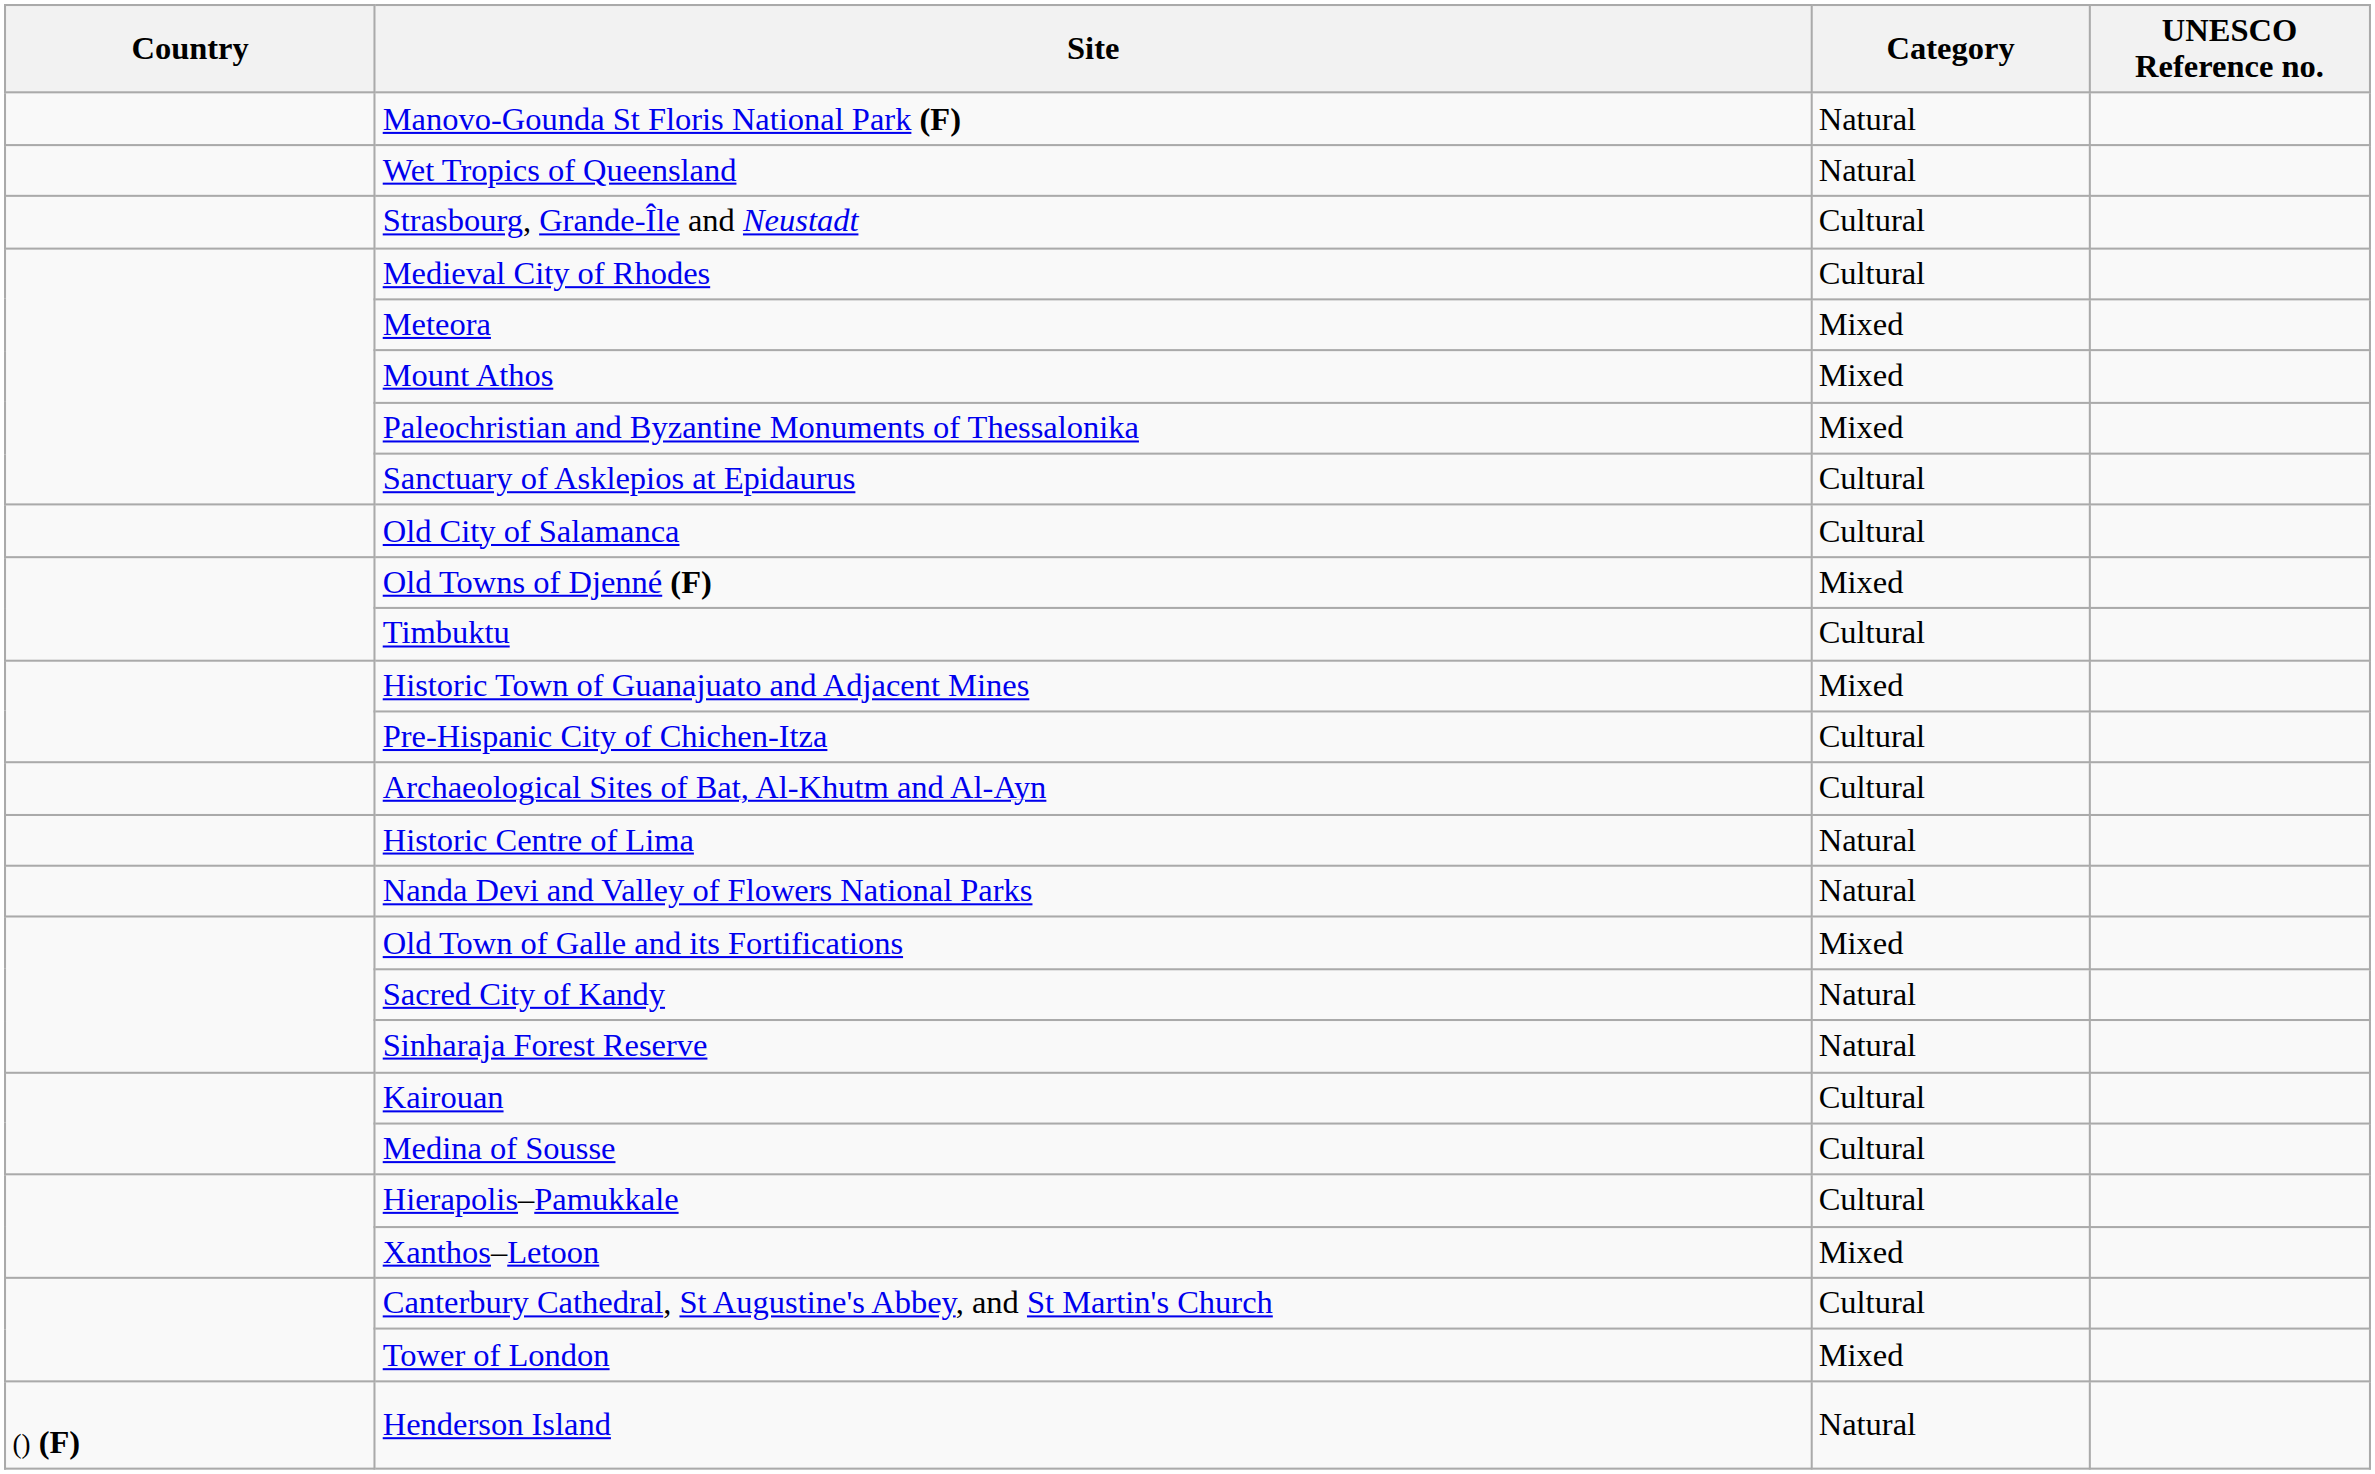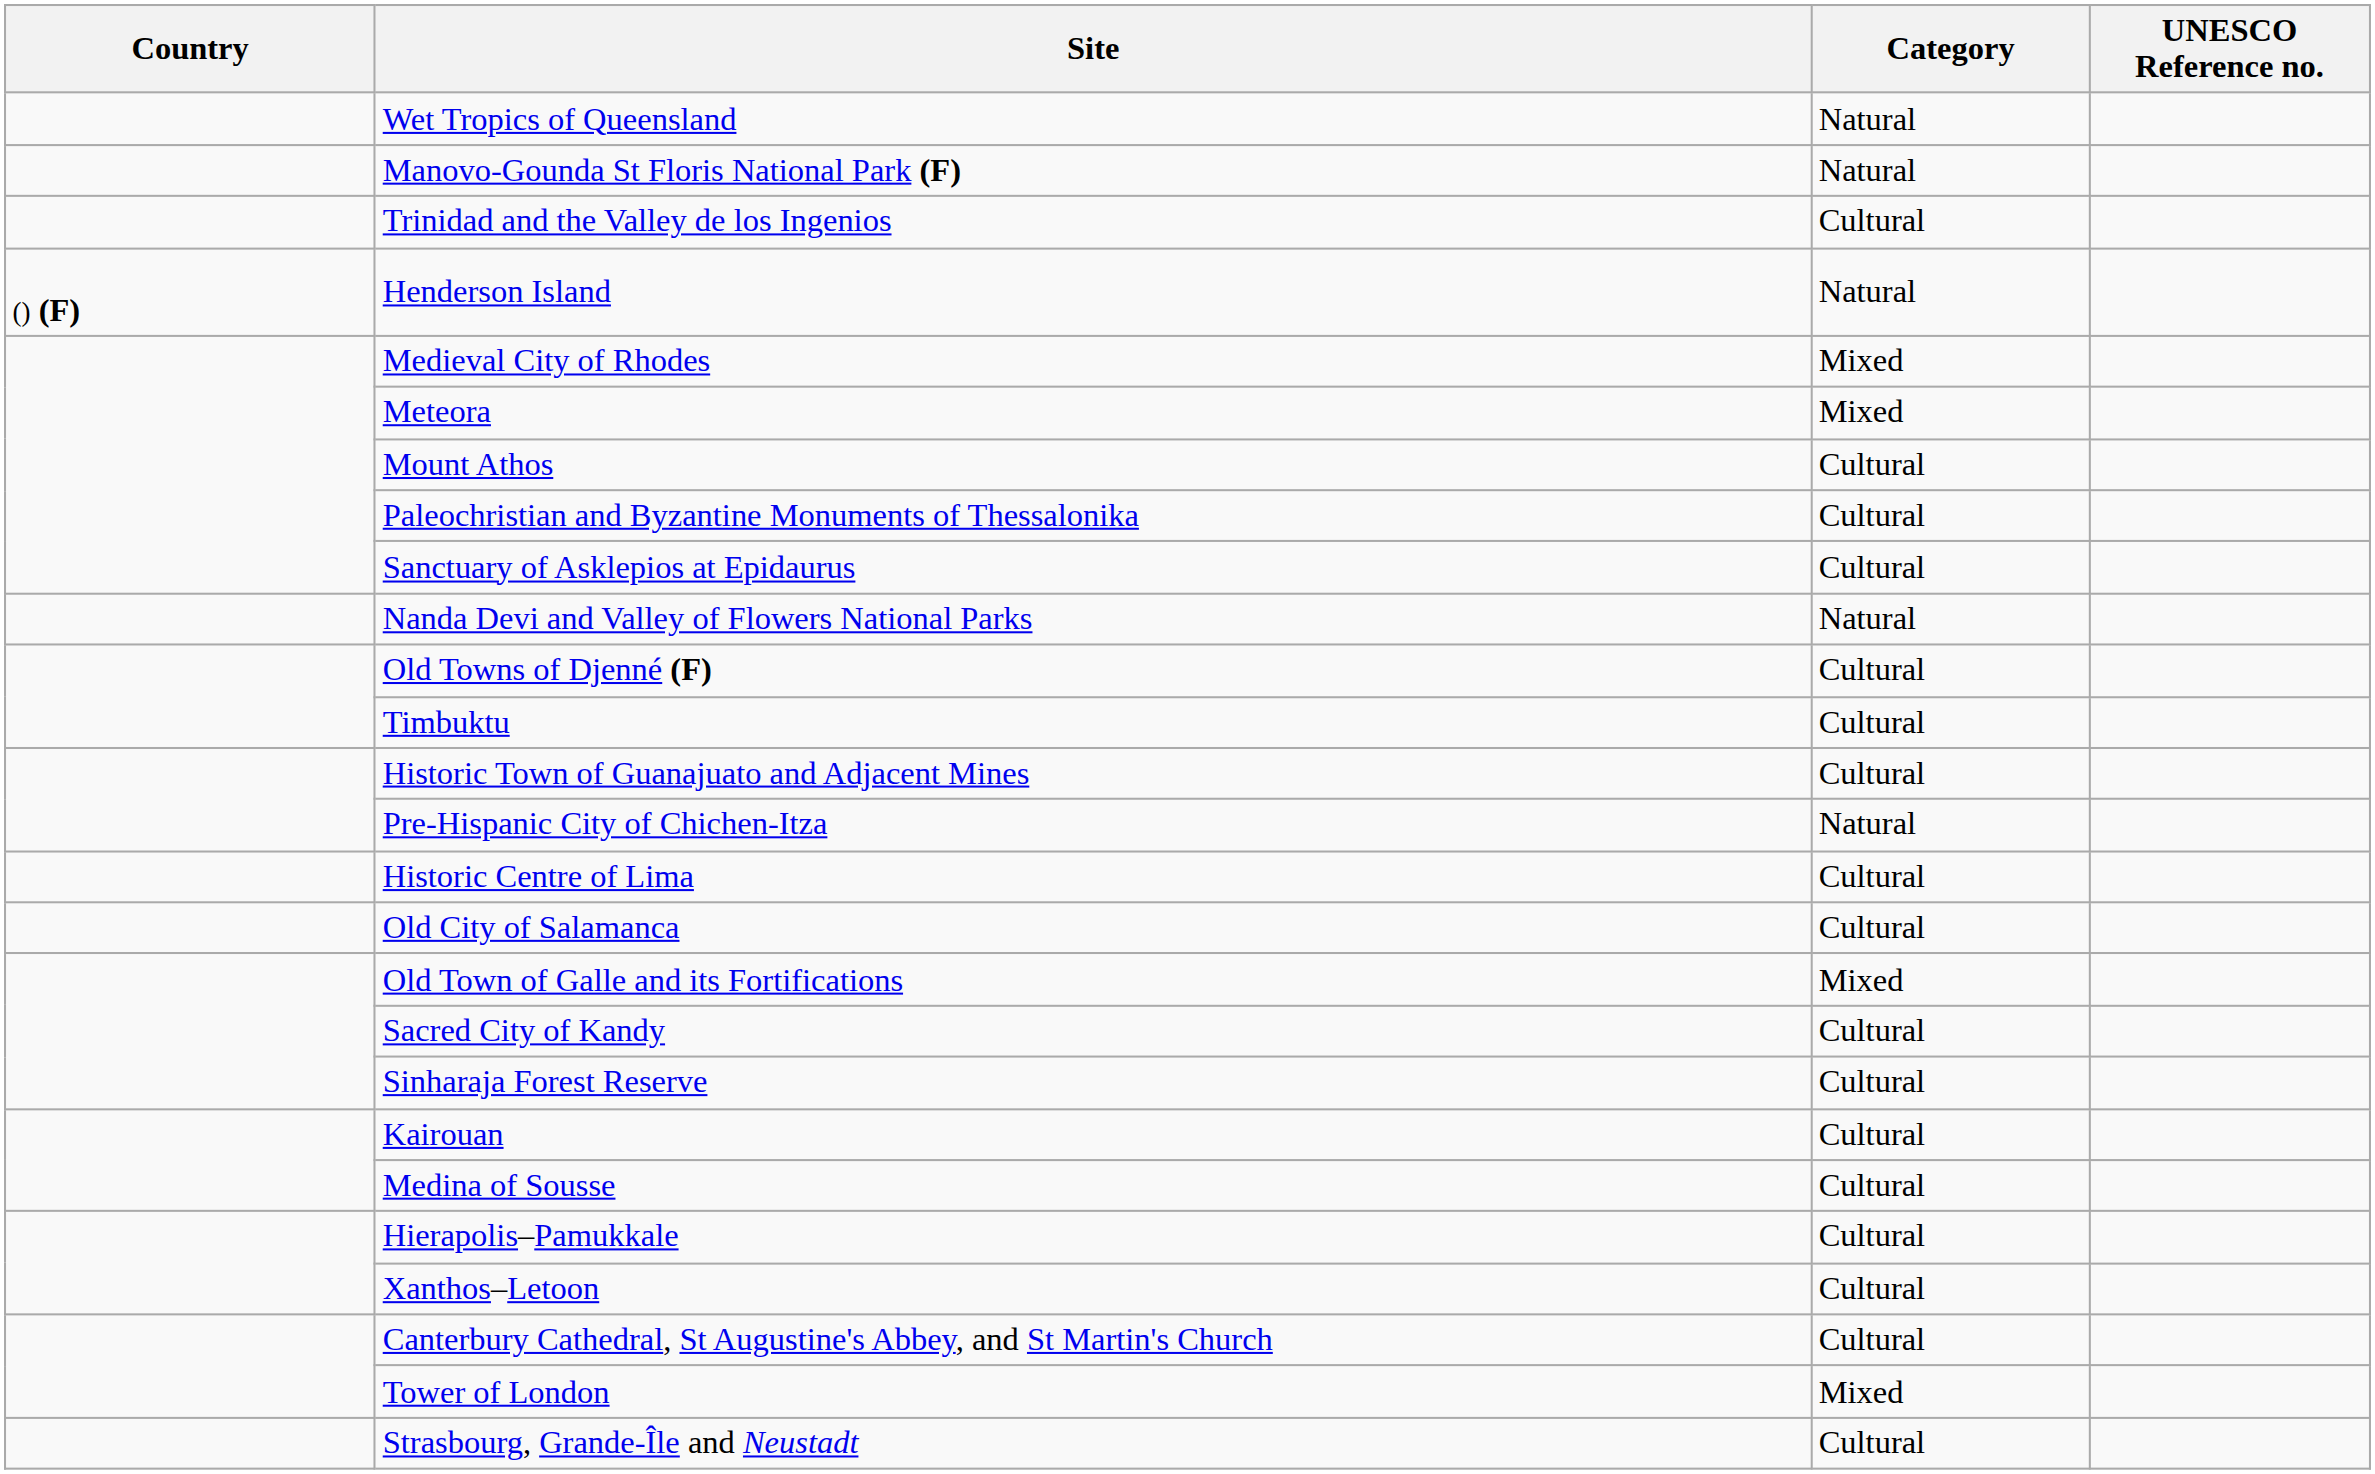rows swapped: (560, 169) <-> (672, 118)
+ row: (637, 221)
rows swapped: (621, 221) <-> (497, 1424)
(1872, 272) Cultural -> (1861, 360) Mixed
(1861, 375) Mixed -> (1872, 463) Cultural
(1861, 427) Mixed -> (1872, 515) Cultural
rows swapped: (708, 890) <-> (531, 530)
(1861, 581) Mixed -> (1872, 669) Cultural
(1861, 684) Mixed -> (1872, 772) Cultural
(1872, 736) Cultural -> (1867, 824) Natural
- row: (715, 787)
(1867, 839) Natural -> (1872, 876) Cultural
(1867, 993) Natural -> (1872, 1030) Cultural
(1867, 1045) Natural -> (1872, 1082) Cultural
(1861, 1251) Mixed -> (1872, 1288) Cultural
